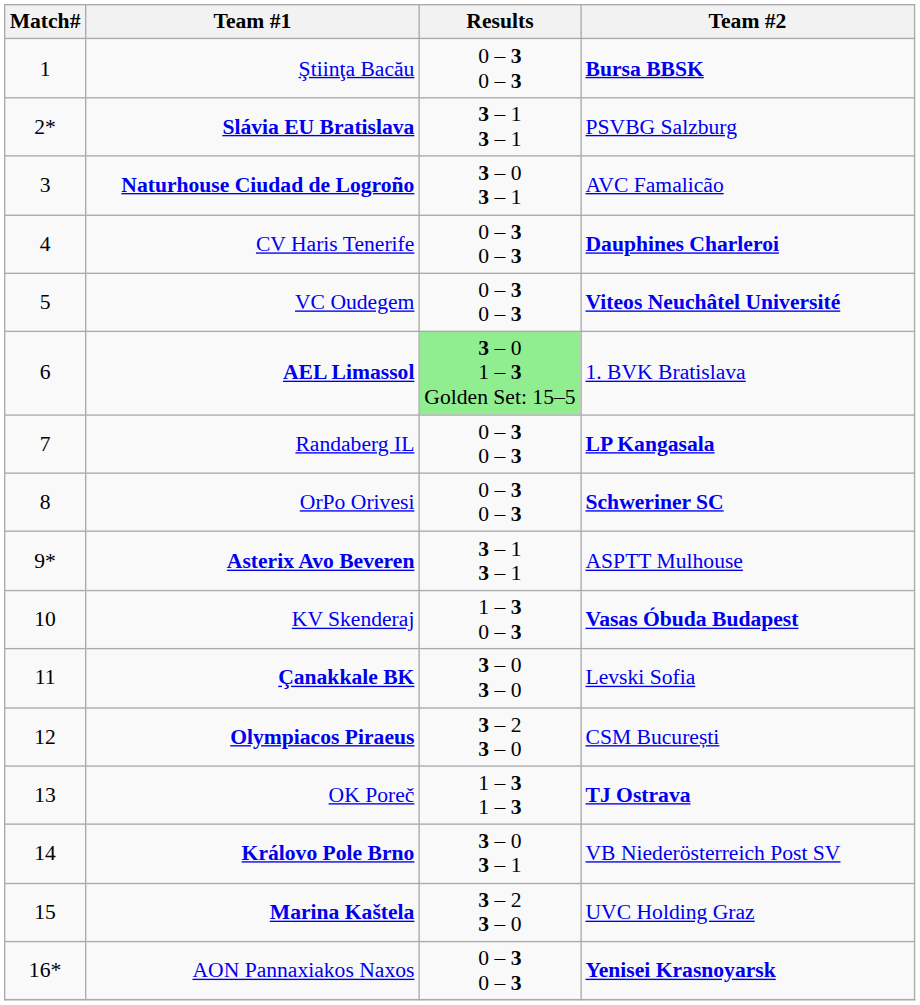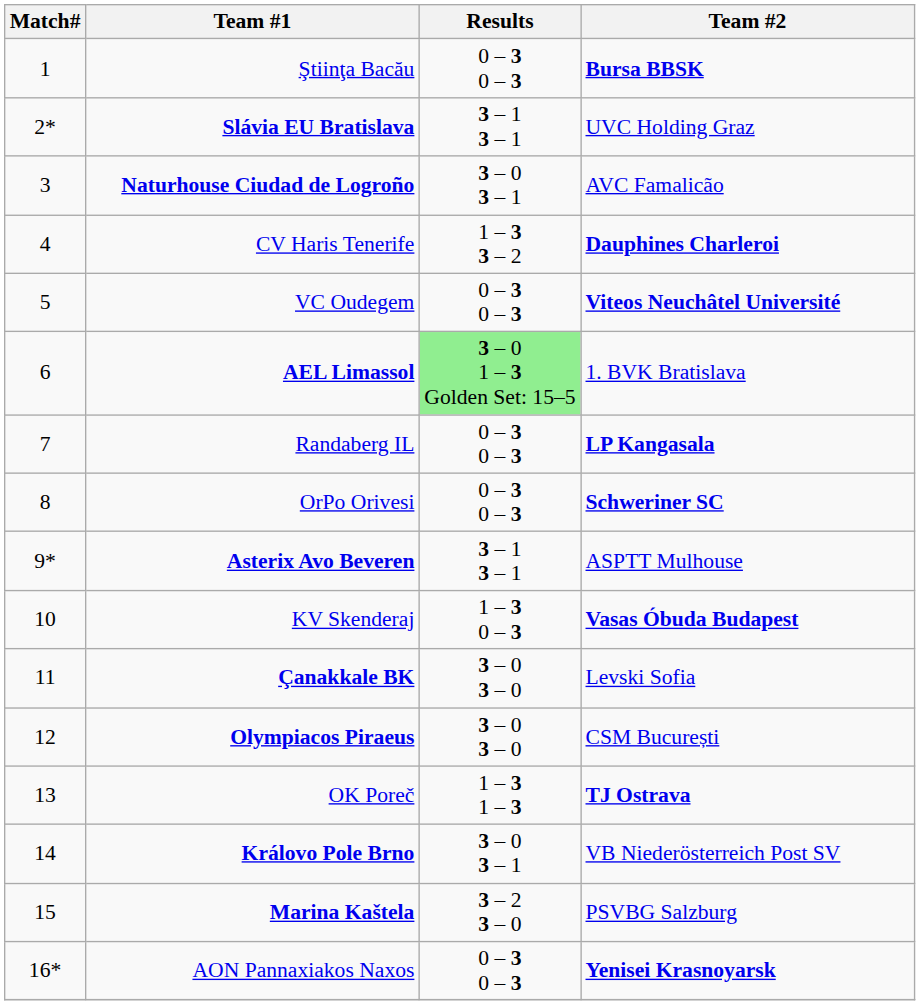(661, 126) PSVBG Salzburg -> (670, 126) UVC Holding Graz
(500, 243) 0 – 3 0 – 3 -> (500, 243) 1 – 3 3 – 2
(500, 736) 3 – 2 3 – 0 -> (500, 736) 3 – 0 3 – 0
(670, 912) UVC Holding Graz -> (661, 912) PSVBG Salzburg
